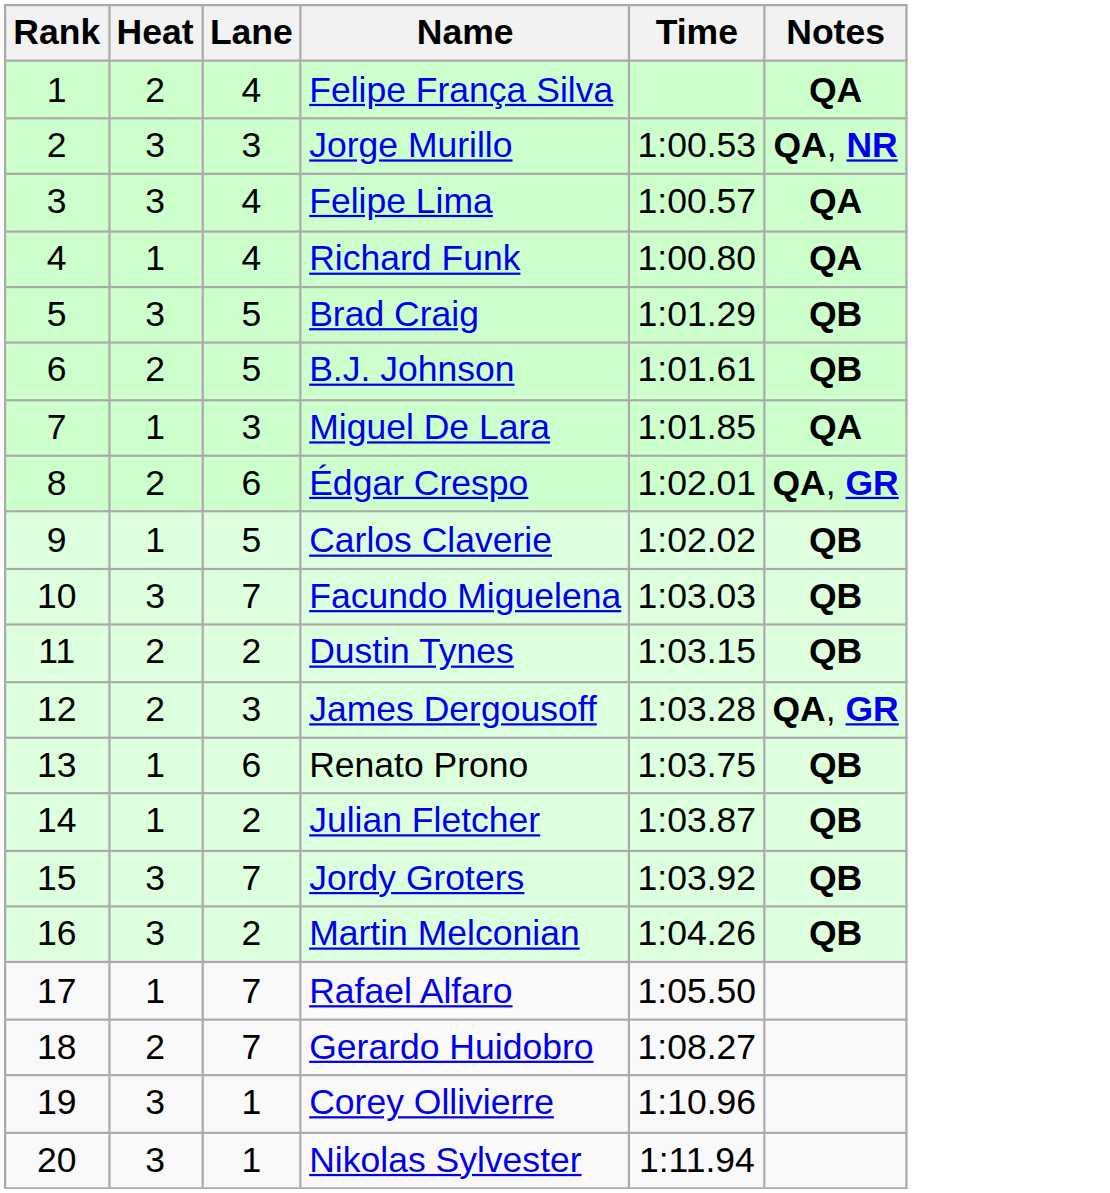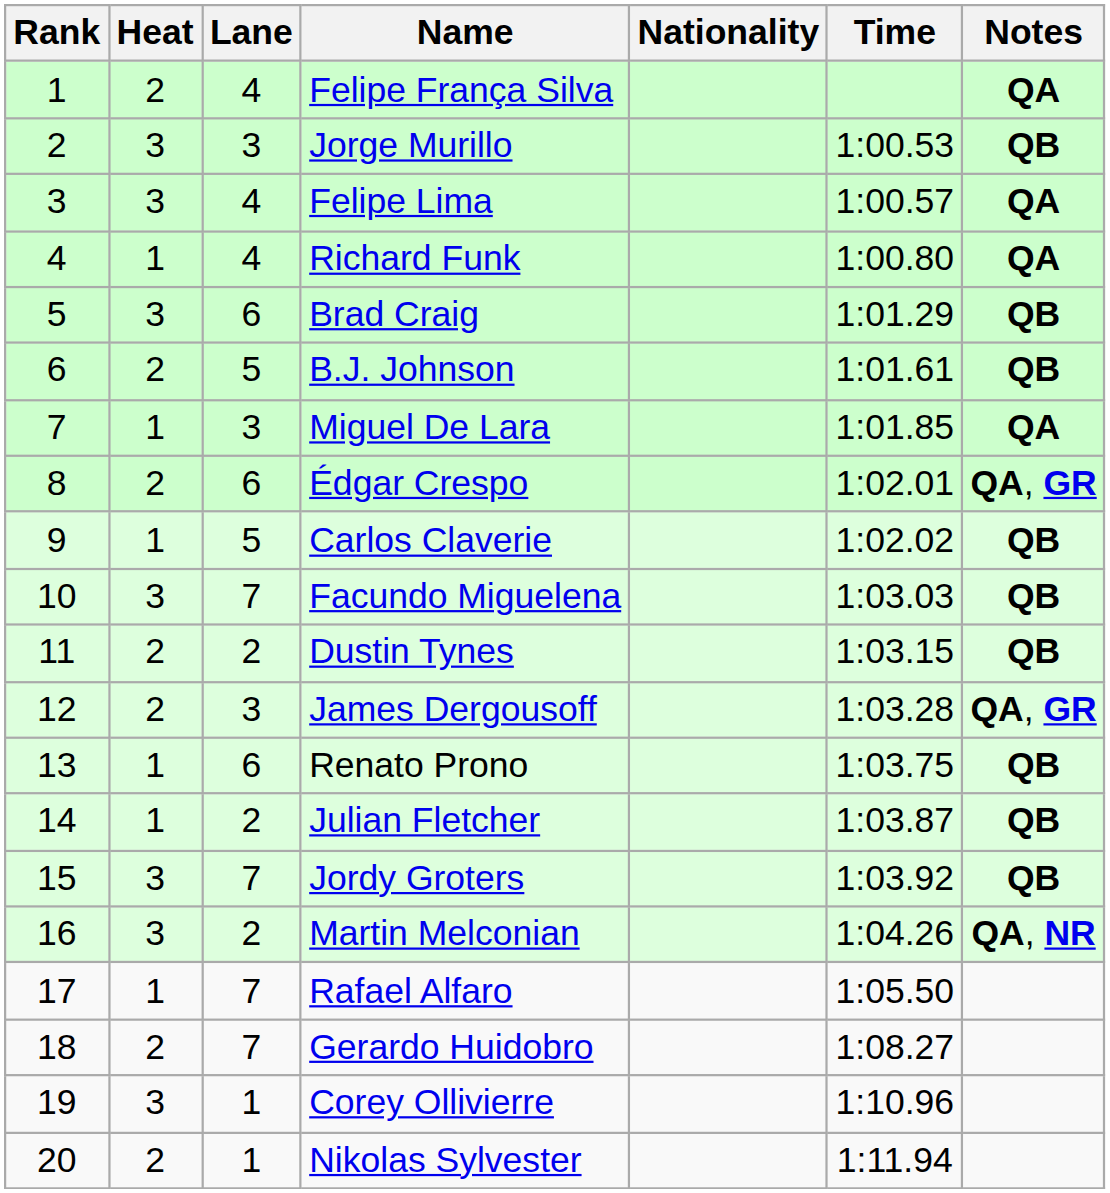+ column: (728, 32)
(836, 145) QA, NR -> (1034, 145) QB
(251, 314) 5 -> (251, 314) 6
(836, 933) QB -> (1034, 933) QA, NR
(155, 1159) 3 -> (155, 1159) 2
